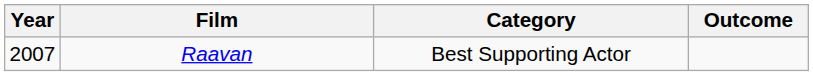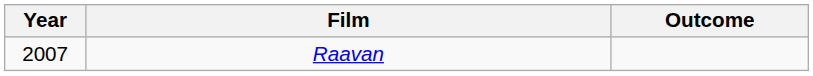- column: (531, 20)
